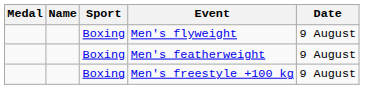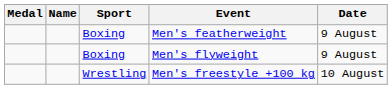rows swapped: (184, 34) <-> (198, 54)
(104, 74) Boxing -> (114, 74) Wrestling
(328, 74) 9 August -> (353, 74) 10 August
